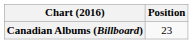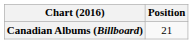(167, 30) 23 -> (167, 30) 21
